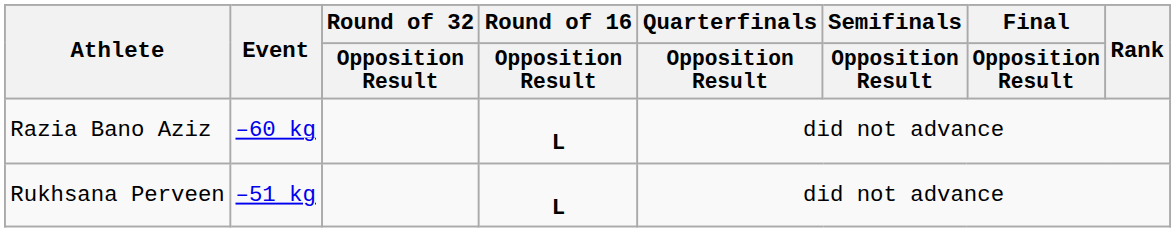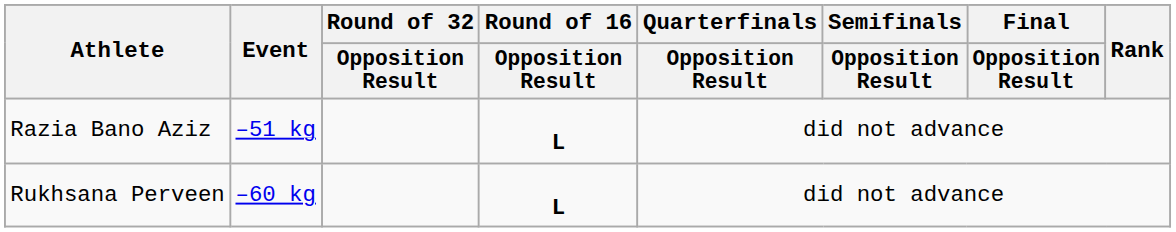(276, 131) –60 kg -> (276, 131) –51 kg
(276, 195) –51 kg -> (276, 195) –60 kg
